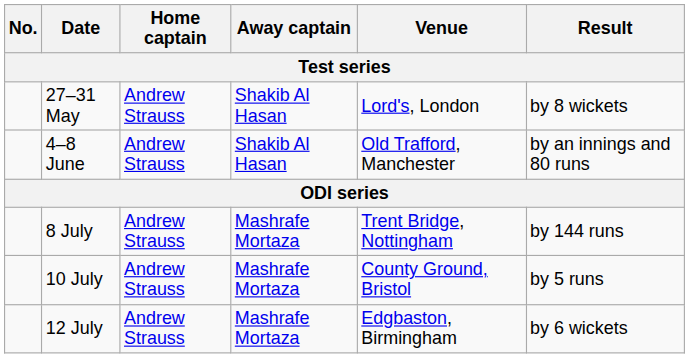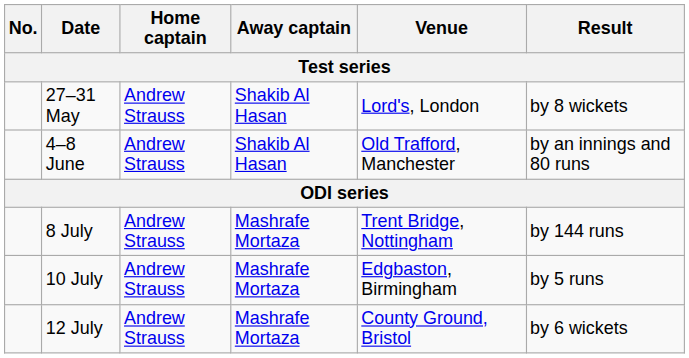(425, 279) County Ground, Bristol -> (409, 279) Edgbaston, Birmingham
(409, 328) Edgbaston, Birmingham -> (425, 328) County Ground, Bristol
